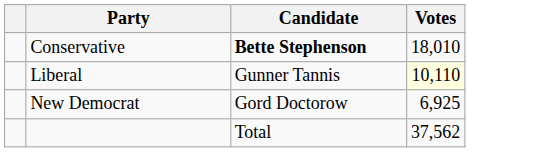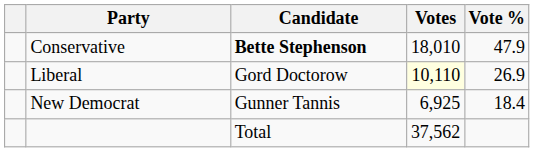+ column: (497, 18)
(287, 75) Gunner Tannis -> (291, 75) Gord Doctorow
(291, 103) Gord Doctorow -> (287, 103) Gunner Tannis
